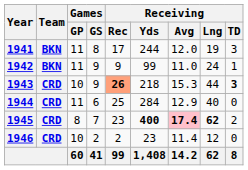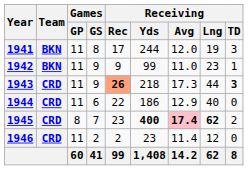(212, 67) 24 -> (212, 67) 23
(77, 85) 10 -> (77, 85) 11
(184, 85) 15.3 -> (184, 85) 17.3
(118, 102) 25 -> (118, 102) 22
(149, 102) 284 -> (149, 102) 186
(77, 138) 10 -> (77, 138) 11
